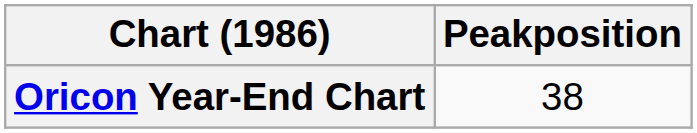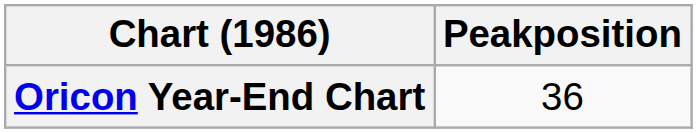(562, 95) 38 -> (562, 95) 36
